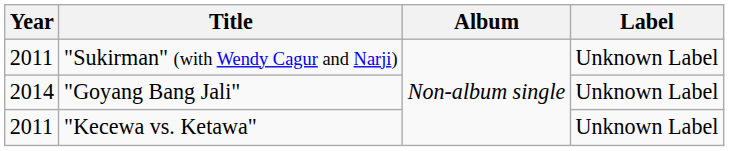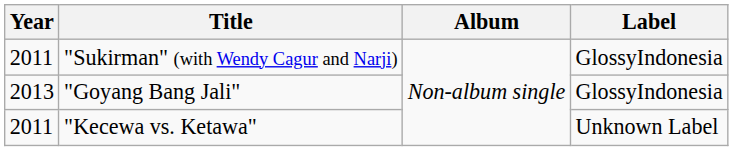(647, 57) Unknown Label -> (649, 57) GlossyIndonesia
(32, 92) 2014 -> (32, 92) 2013
(647, 92) Unknown Label -> (649, 92) GlossyIndonesia
